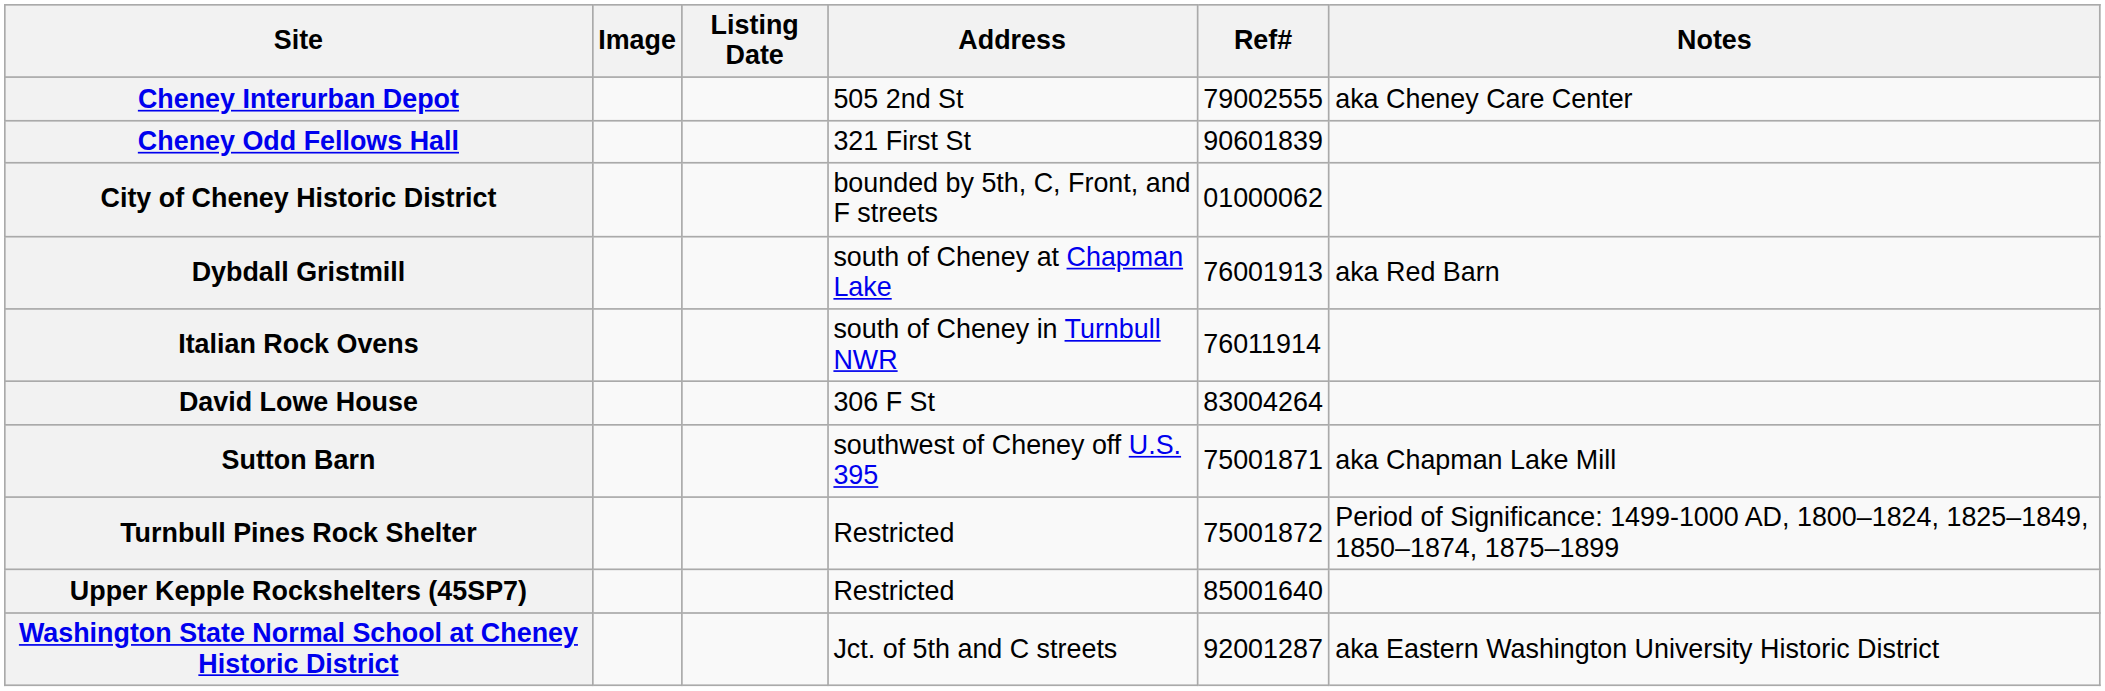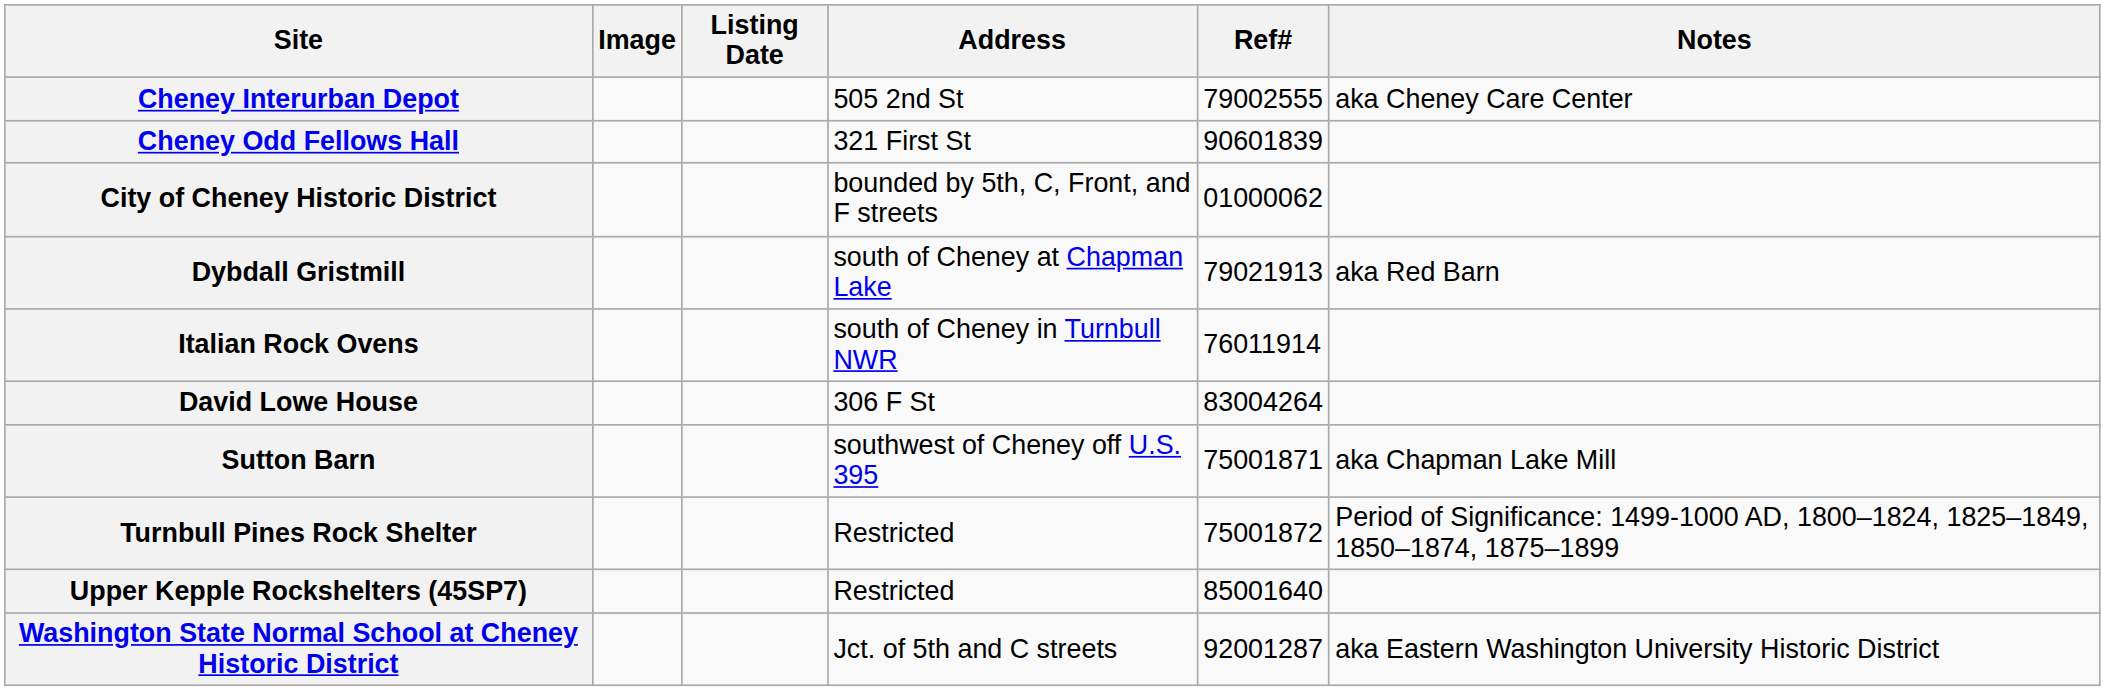(1263, 271) 76001913 -> (1263, 271) 79021913
